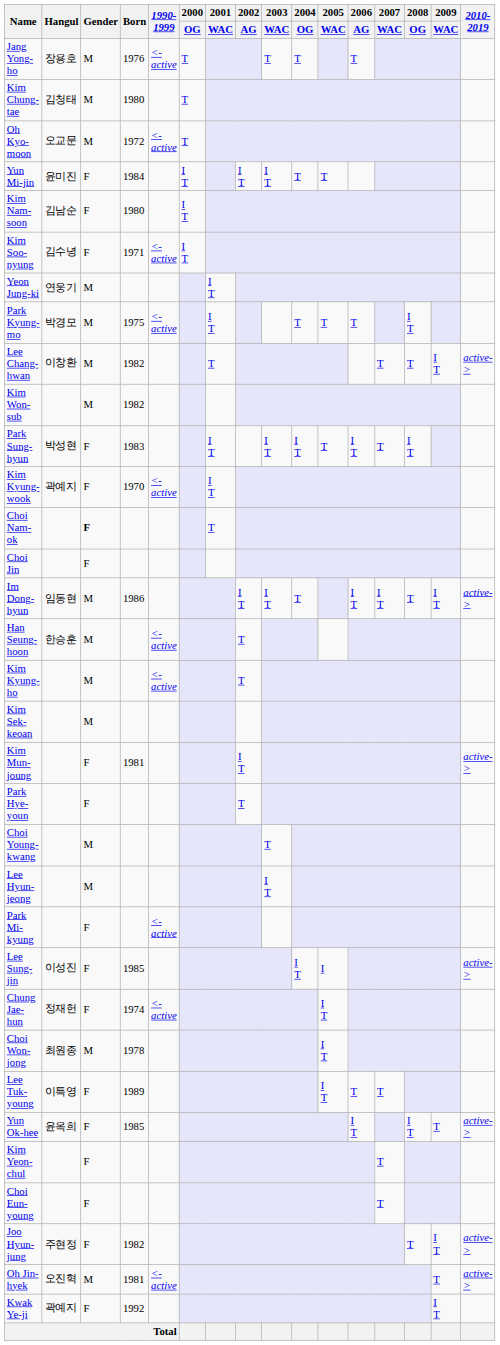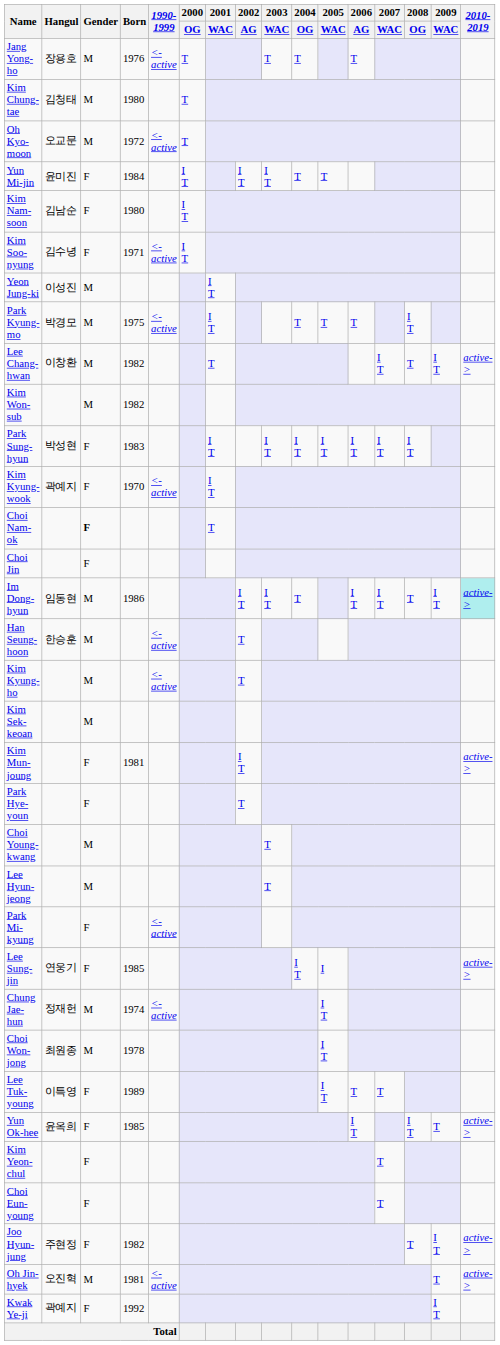(61, 287) 연웅기 -> (61, 287) 이성진
(380, 363) T -> (380, 363) I T
(324, 446) T -> (324, 446) I T
(380, 446) T -> (380, 446) I T
(478, 598) no background -> (478, 598) paleturquoise background
(268, 886) I T -> (268, 886) T
(61, 968) 이성진 -> (61, 968) 연웅기
(86, 1009) F -> (88, 1009) M
